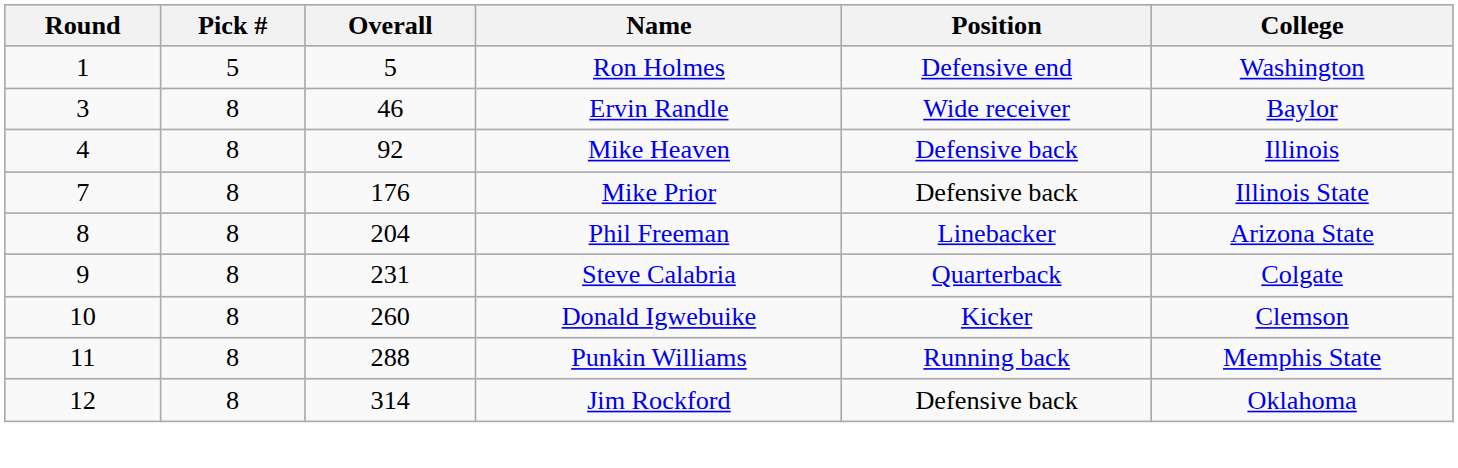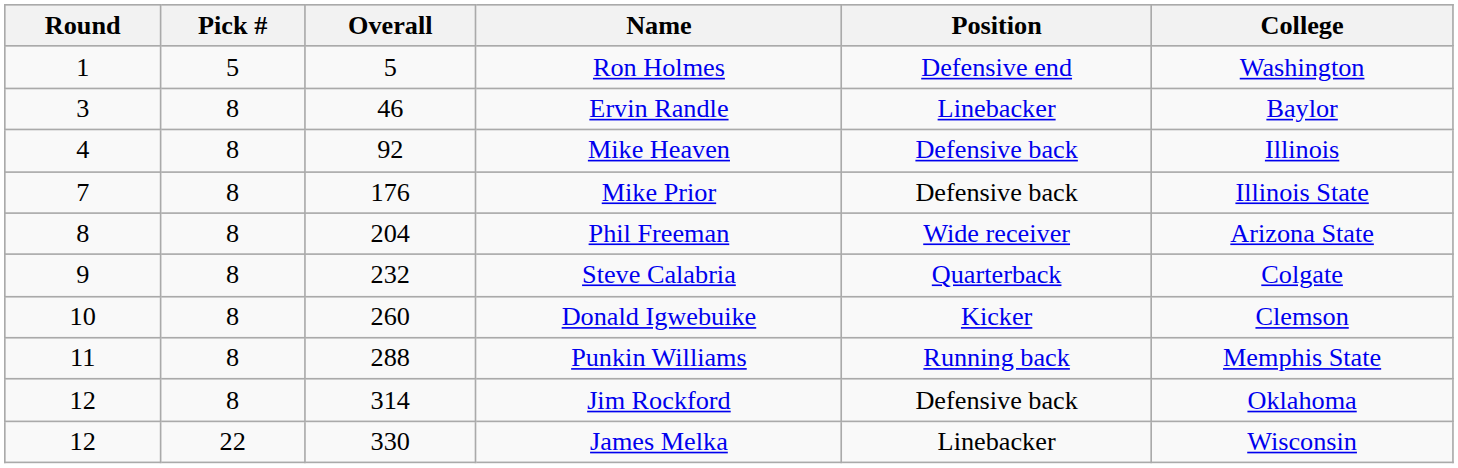(997, 108) Wide receiver -> (997, 108) Linebacker
(997, 233) Linebacker -> (997, 233) Wide receiver
(390, 274) 231 -> (390, 274) 232
+ row: (659, 441)
